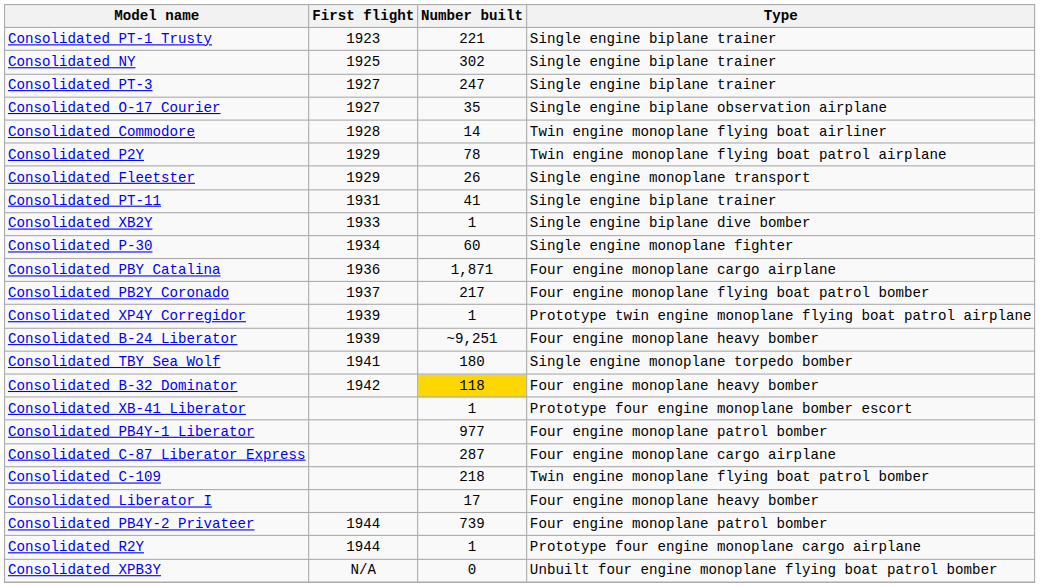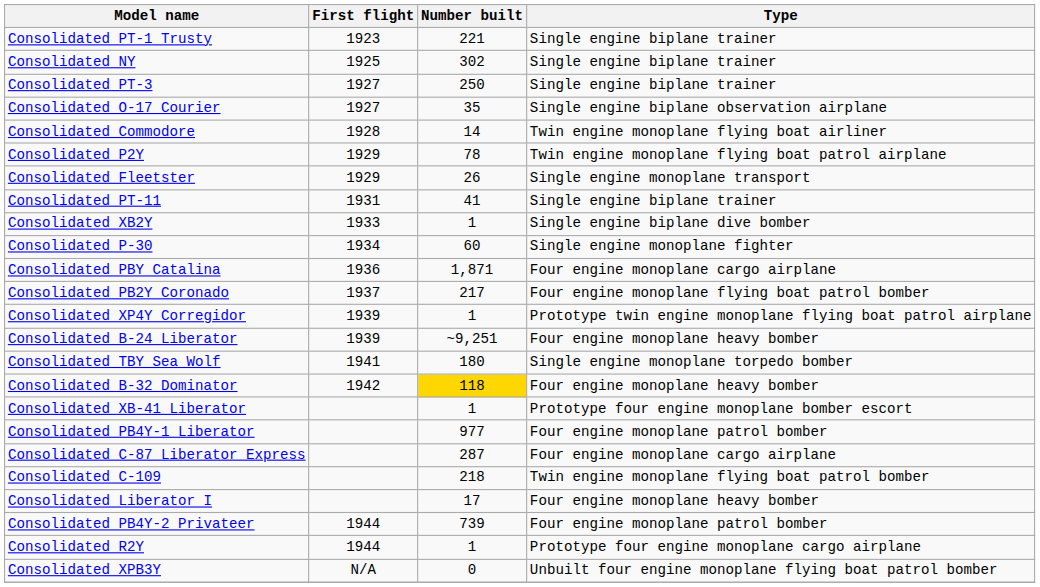(472, 85) 247 -> (472, 85) 250
